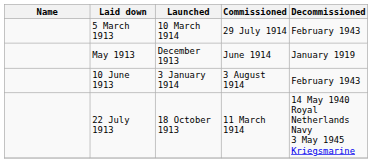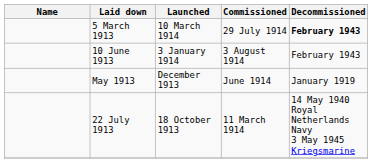(326, 31) normal -> (326, 31) bold
rows swapped: (114, 56) <-> (111, 80)
